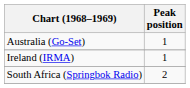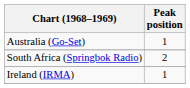rows swapped: (40, 58) <-> (74, 74)
